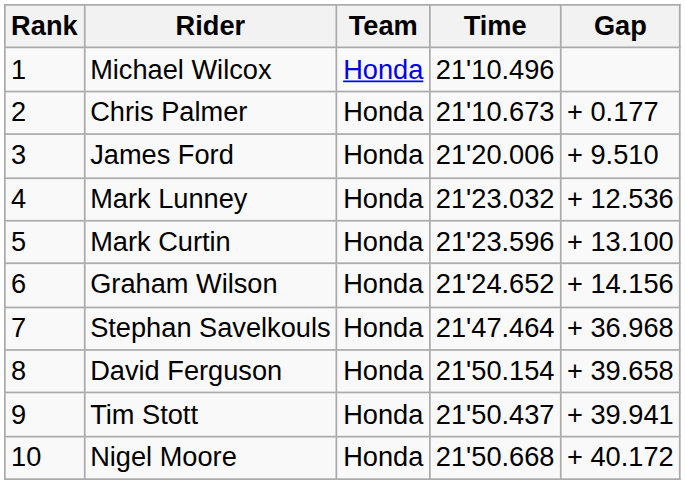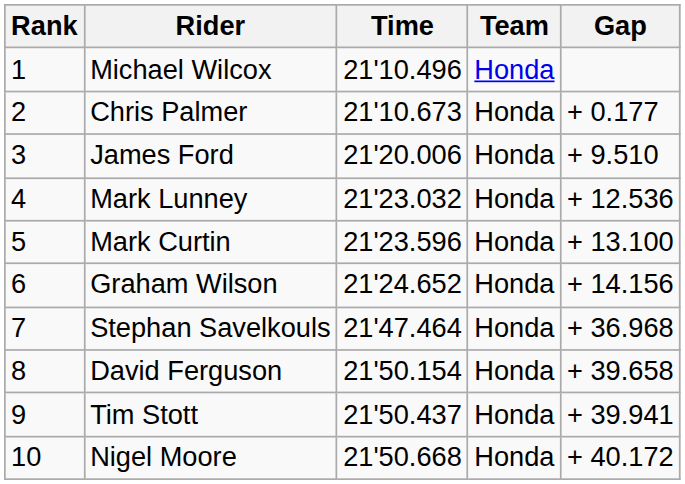columns swapped: (383, 26) <-> (495, 26)
